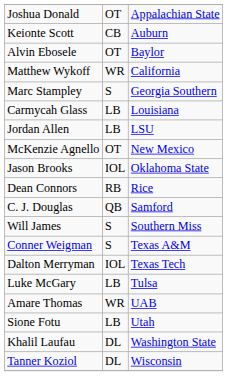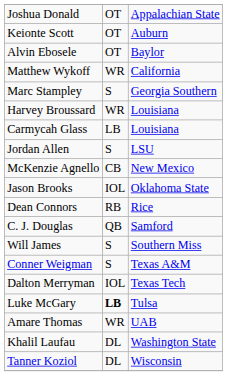(113, 33) CB -> (113, 33) OT
+ row: (51, 110)
(113, 129) LB -> (108, 149) S
(113, 149) OT -> (113, 168) CB
(113, 284) normal -> (113, 303) bold
- row: (34, 322)
